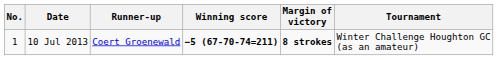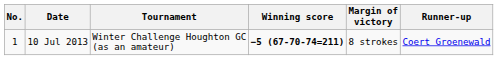columns swapped: (414, 17) <-> (136, 17)
(307, 42) bold -> (373, 42) normal
